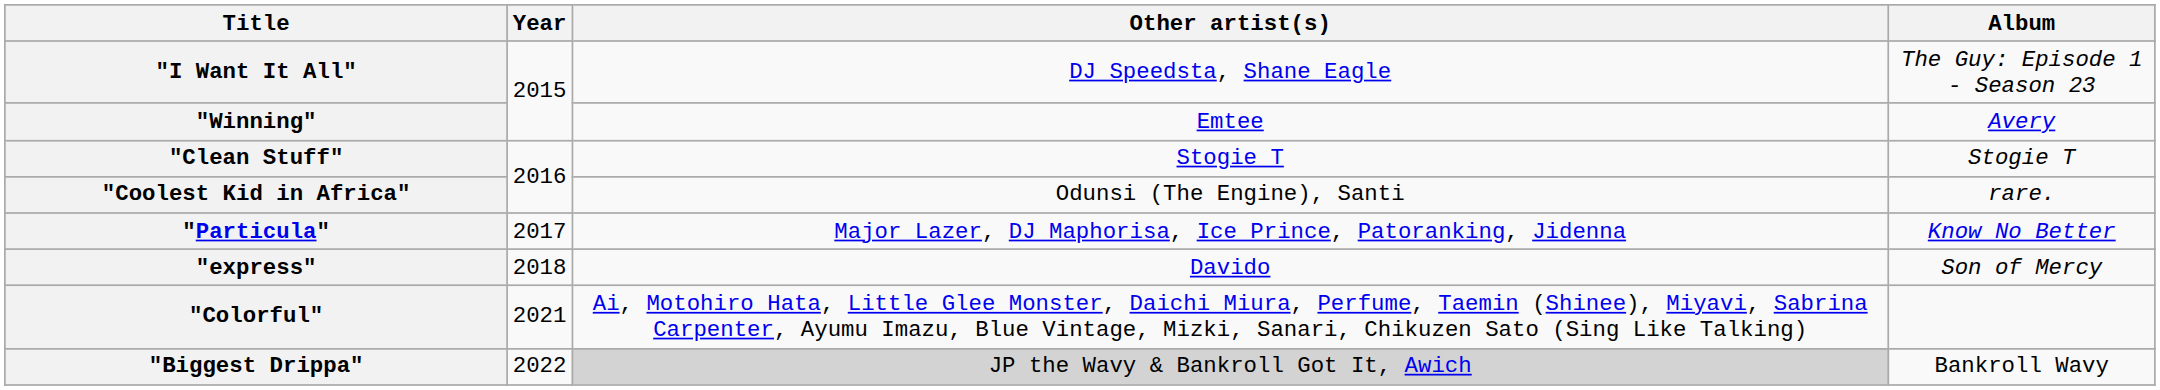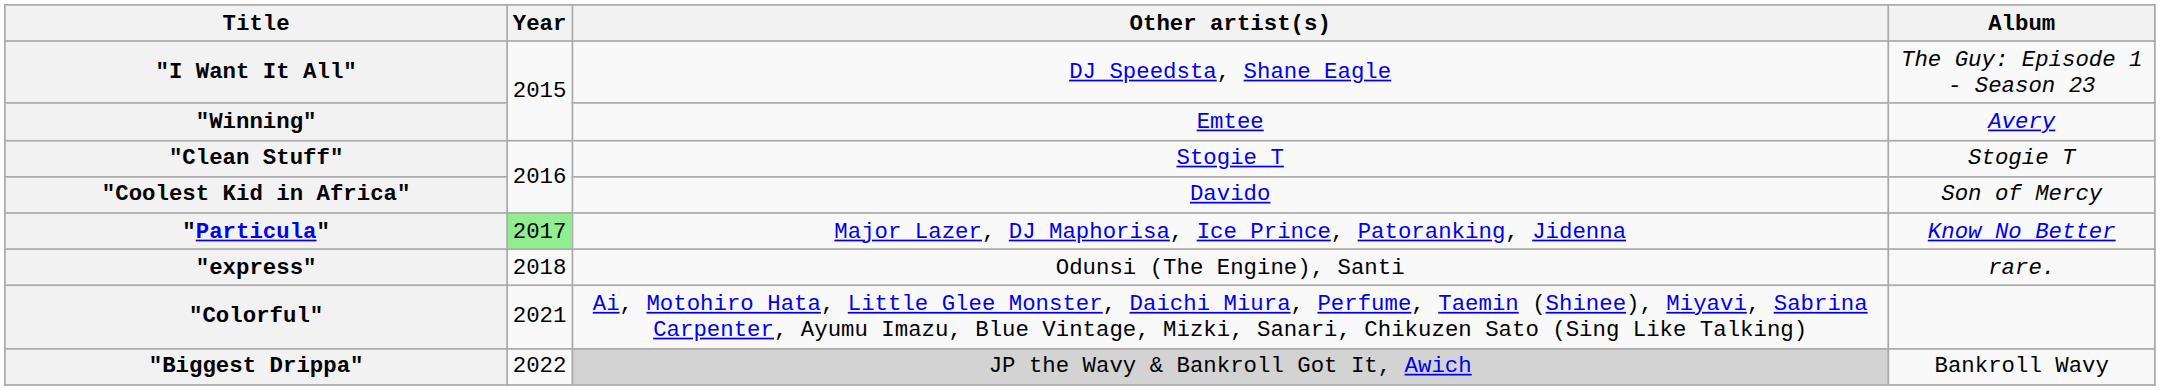(1230, 195) Odunsi (The Engine), Santi -> (1230, 195) Davido
(2022, 195) rare. -> (2022, 195) Son of Mercy
(540, 231) no background -> (540, 231) lightgreen background
(1230, 268) Davido -> (1230, 268) Odunsi (The Engine), Santi
(2022, 268) Son of Mercy -> (2022, 268) rare.
